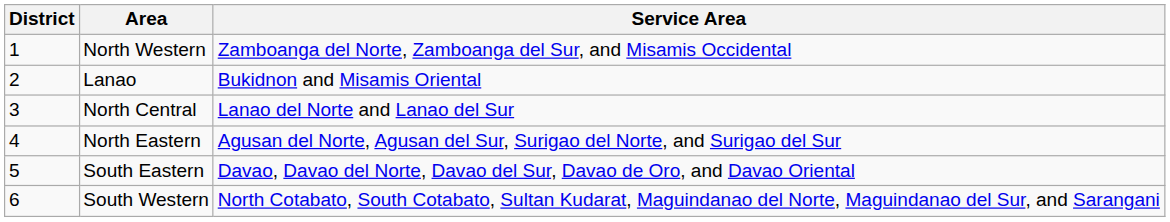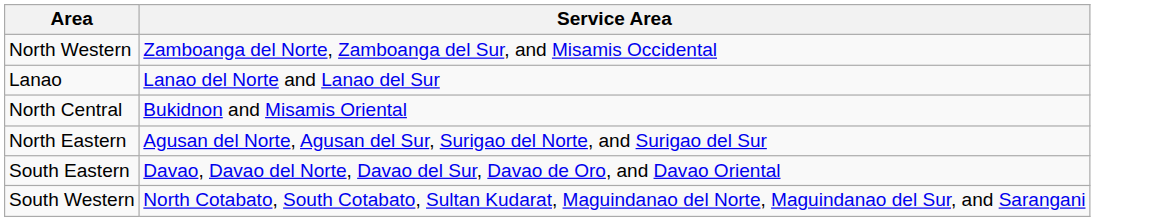- column: (42, 19)
(349, 79) Bukidnon and Misamis Oriental -> (292, 79) Lanao del Norte and Lanao del Sur
(366, 110) Lanao del Norte and Lanao del Sur -> (275, 110) Bukidnon and Misamis Oriental
